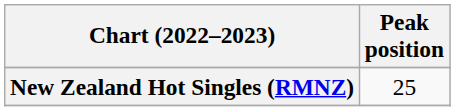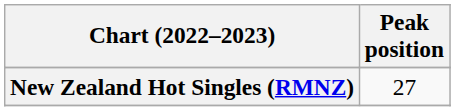(404, 86) 25 -> (404, 86) 27
